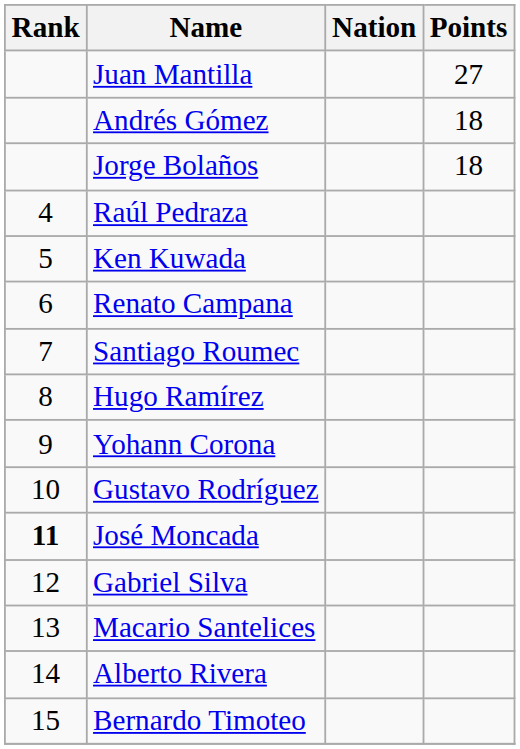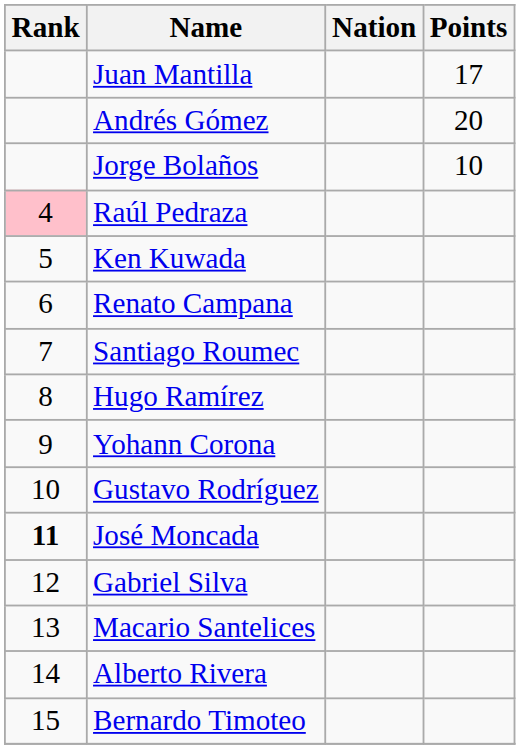(468, 73) 27 -> (468, 73) 17
(468, 119) 18 -> (468, 119) 20
(468, 166) 18 -> (468, 166) 10
(46, 212) no background -> (46, 212) pink background
